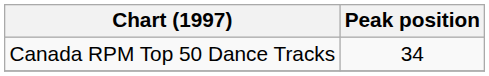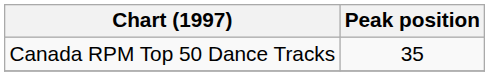(412, 53) 34 -> (412, 53) 35
